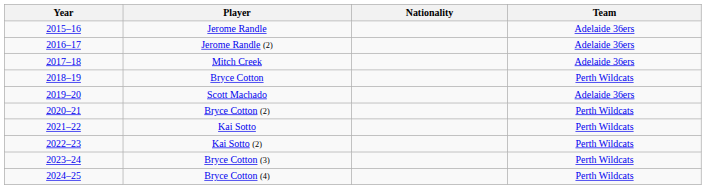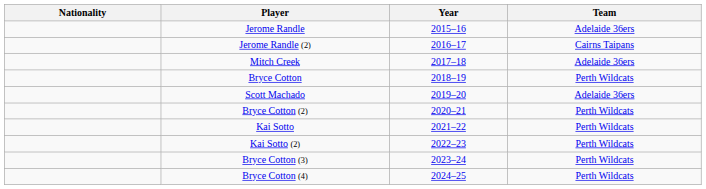columns swapped: (64, 13) <-> (429, 13)
(605, 45) Adelaide 36ers -> (605, 45) Cairns Taipans
